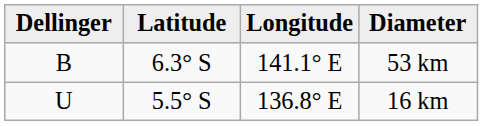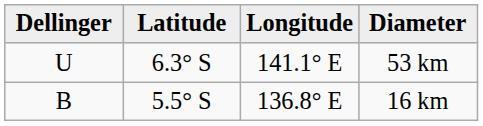(64, 62) B -> (64, 62) U
(64, 100) U -> (64, 100) B
